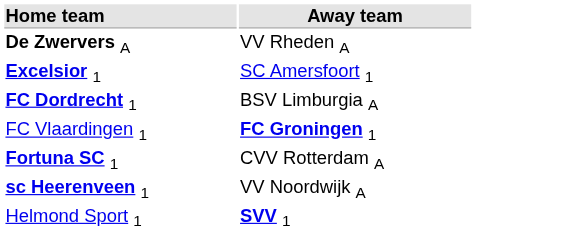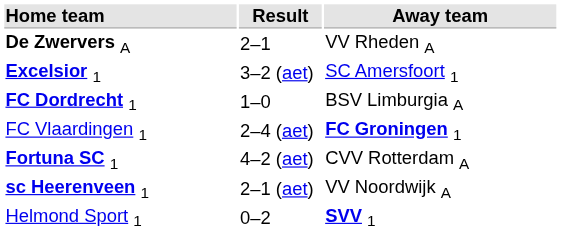+ column: (280, 15)
